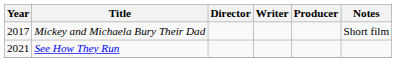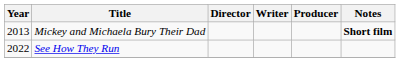(18, 31) 2017 -> (18, 31) 2013
(366, 31) normal -> (368, 31) bold
(18, 48) 2021 -> (18, 48) 2022
